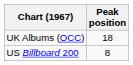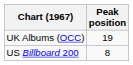(107, 38) 18 -> (107, 38) 19
